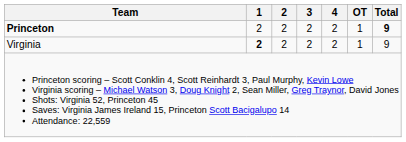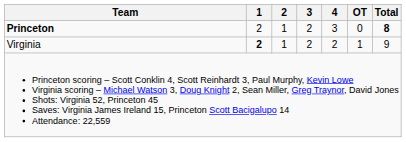(284, 28) 2 -> (284, 28) 1
(335, 28) 2 -> (335, 28) 3
(360, 28) 1 -> (360, 28) 0
(387, 28) 9 -> (387, 28) 8
(284, 45) 2 -> (284, 45) 1
